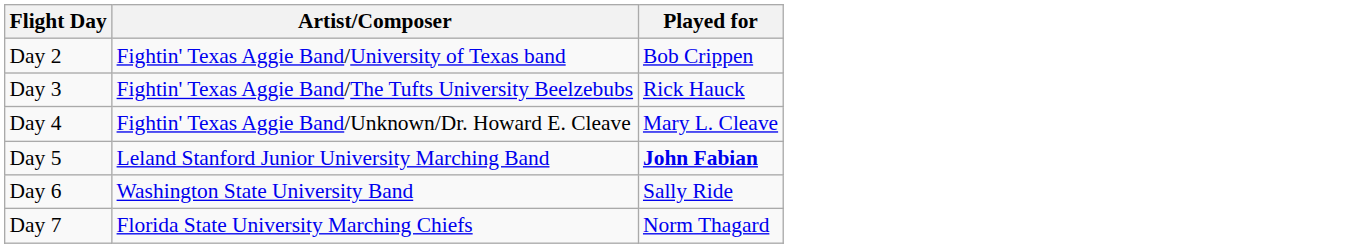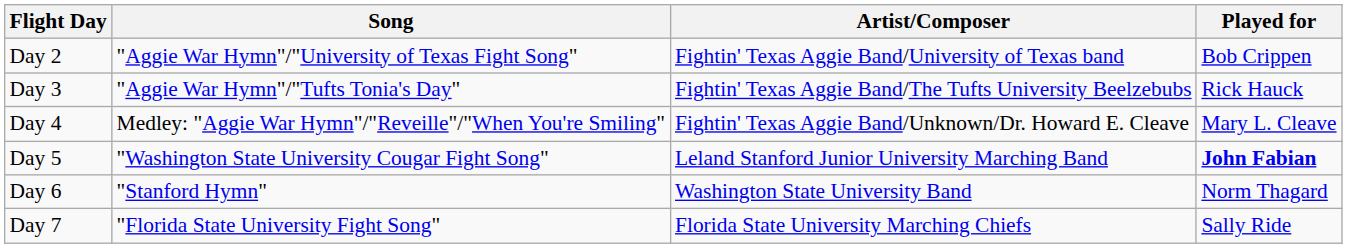+ column: (391, 21)
(688, 191) Sally Ride -> (1265, 191) Norm Thagard
(706, 225) Norm Thagard -> (1246, 225) Sally Ride
